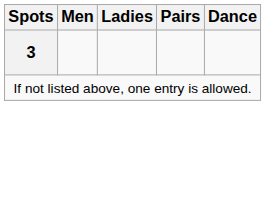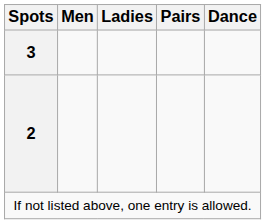+ row: (31, 133)
